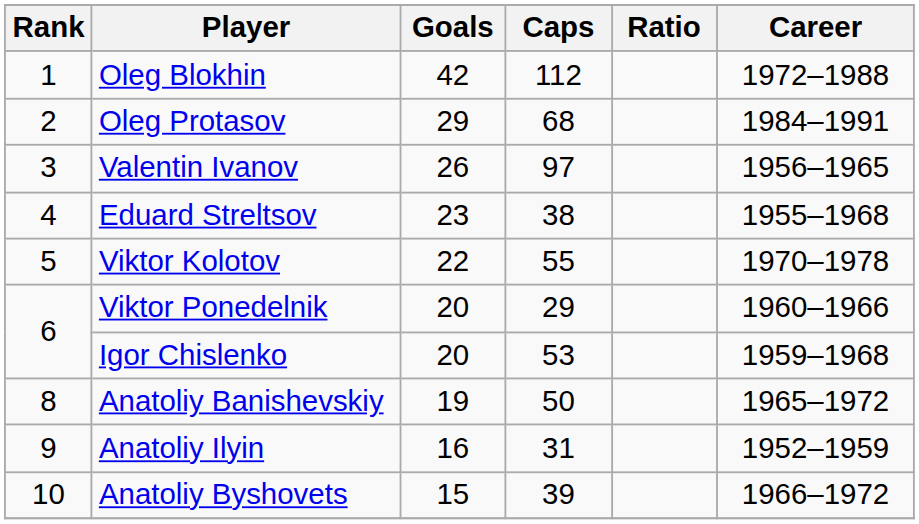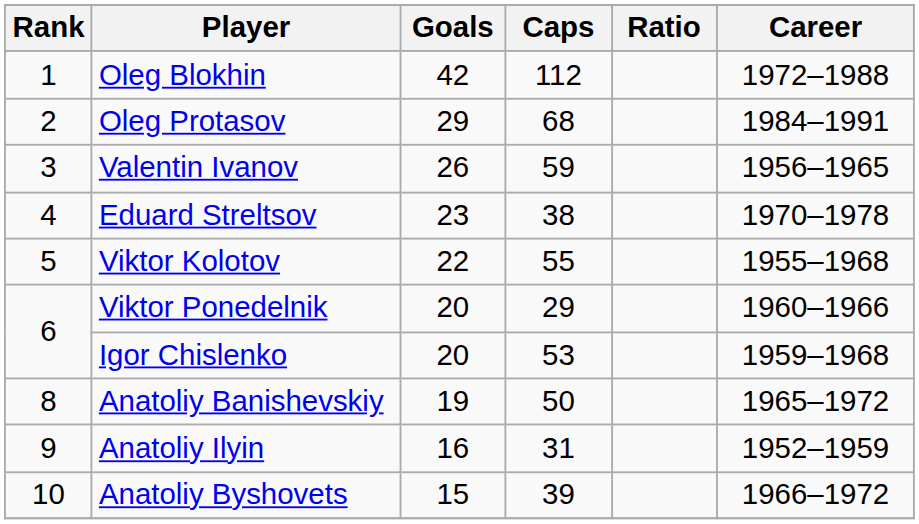(558, 167) 97 -> (558, 167) 59
(816, 214) 1955–1968 -> (816, 214) 1970–1978
(816, 261) 1970–1978 -> (816, 261) 1955–1968
